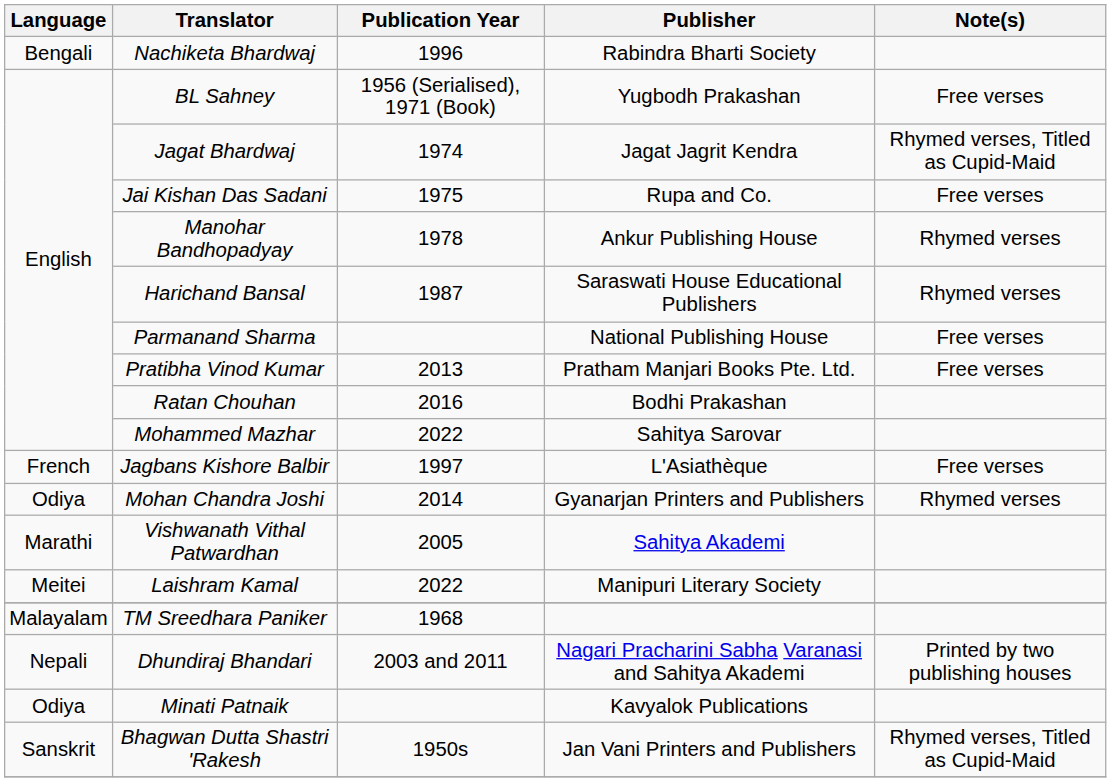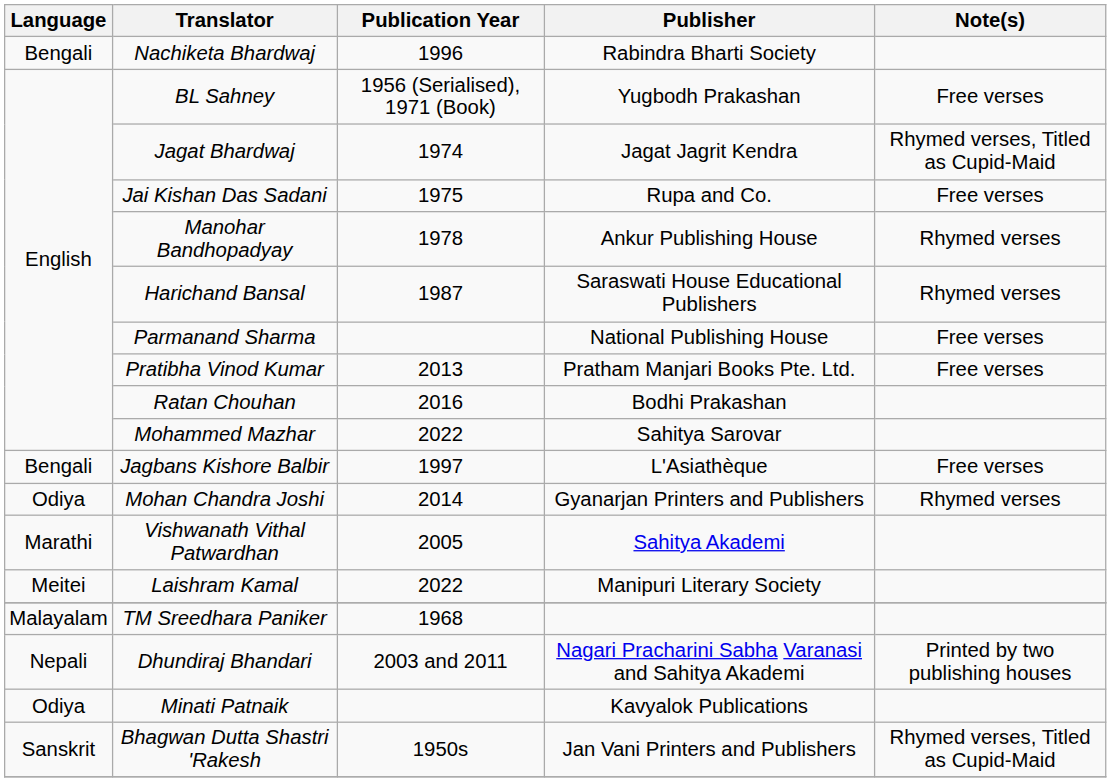(58, 466) French -> (58, 466) Bengali
